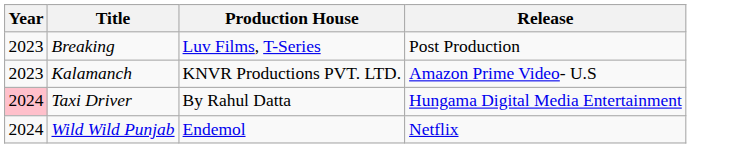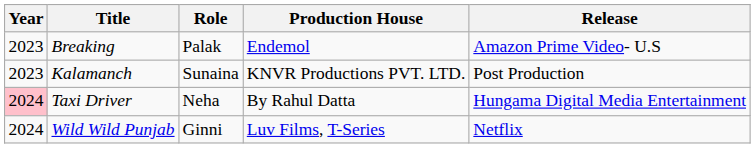+ column: (211, 18)
(252, 45) Luv Films, T-Series -> (278, 45) Endemol
(465, 45) Post Production -> (567, 45) Amazon Prime Video- U.S
(503, 73) Amazon Prime Video- U.S -> (529, 73) Post Production
(214, 128) Endemol -> (316, 128) Luv Films, T-Series
